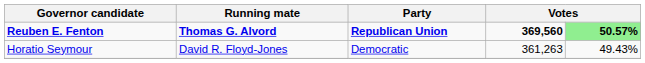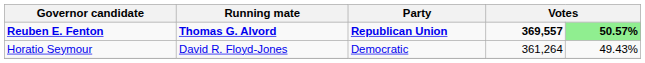(542, 31) 369,560 -> (542, 31) 369,557
(542, 49) 361,263 -> (542, 49) 361,264
